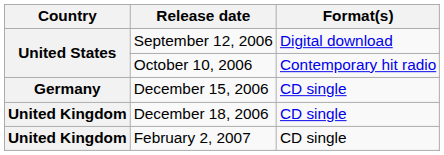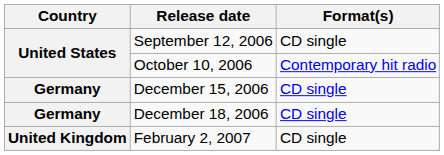(336, 41) Digital download -> (313, 41) CD single
(67, 114) United Kingdom -> (67, 114) Germany
